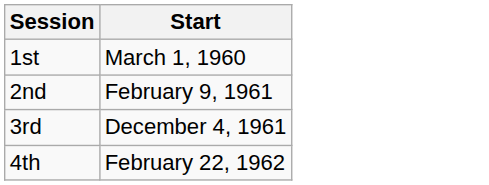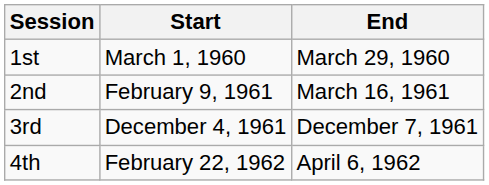+ column: (387, 22)
